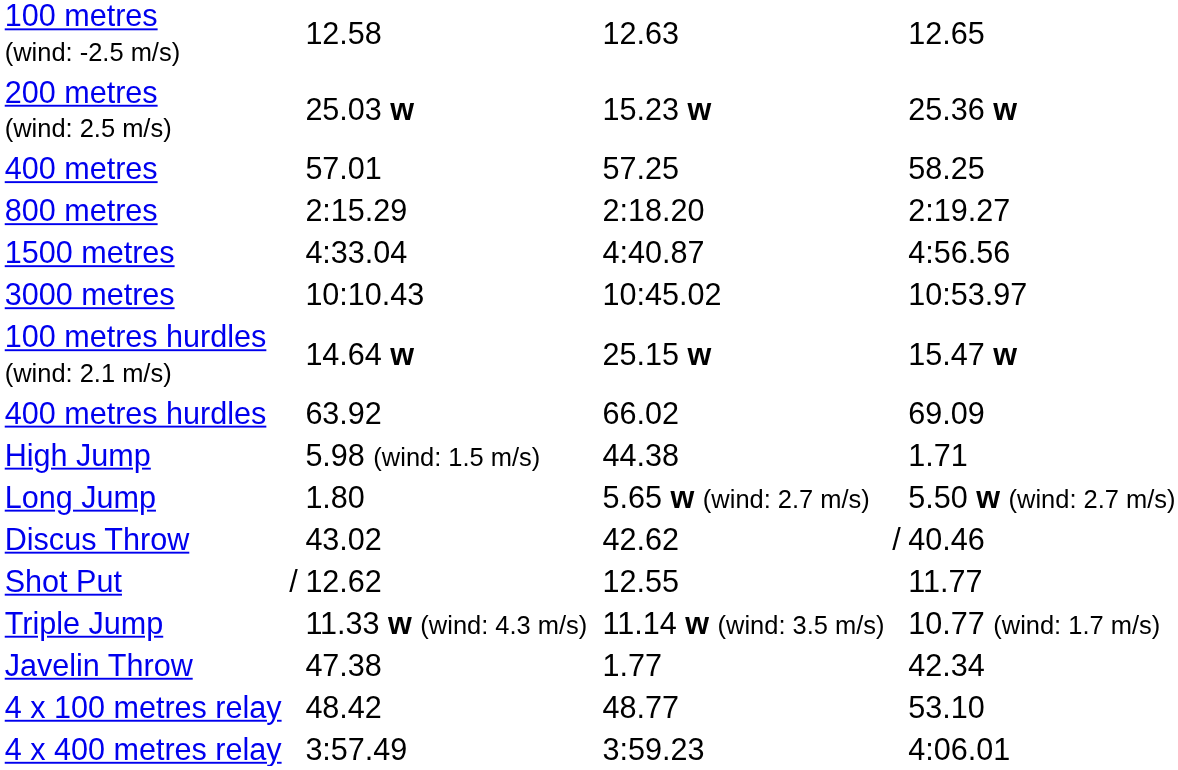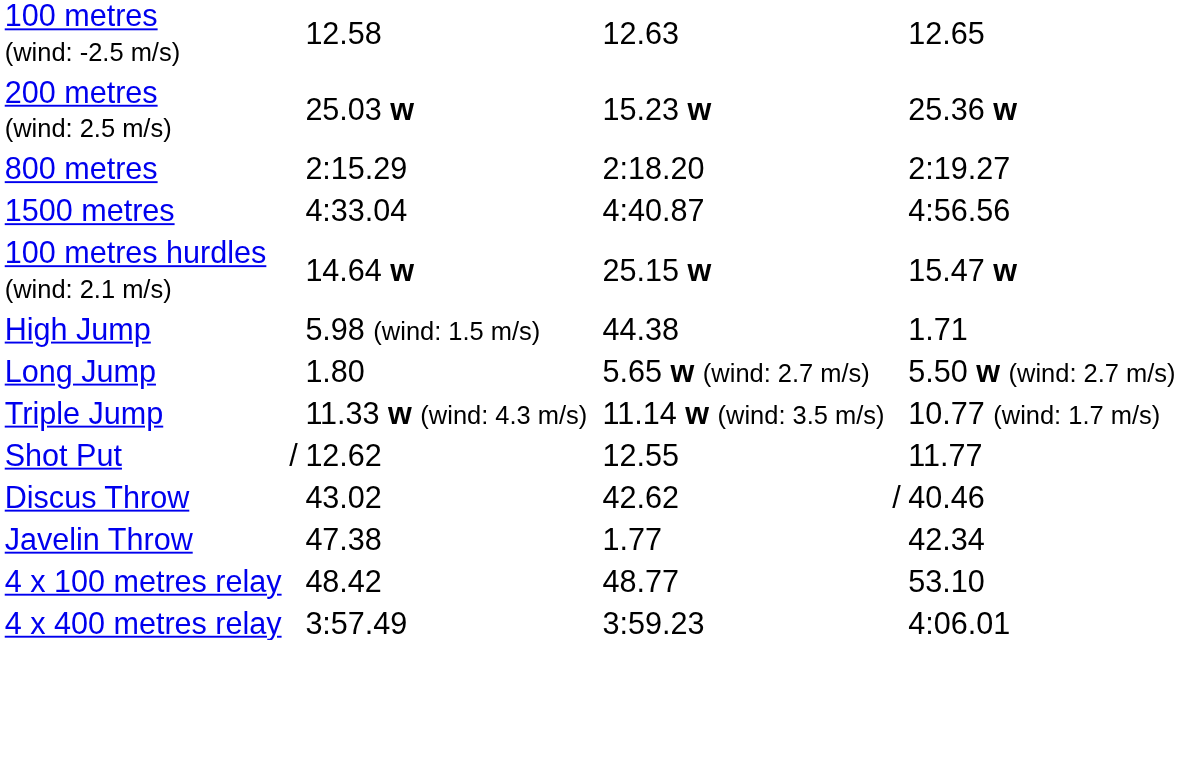- row: (81, 169)
- row: (90, 295)
- row: (136, 413)
rows swapped: (84, 623) <-> (97, 539)
